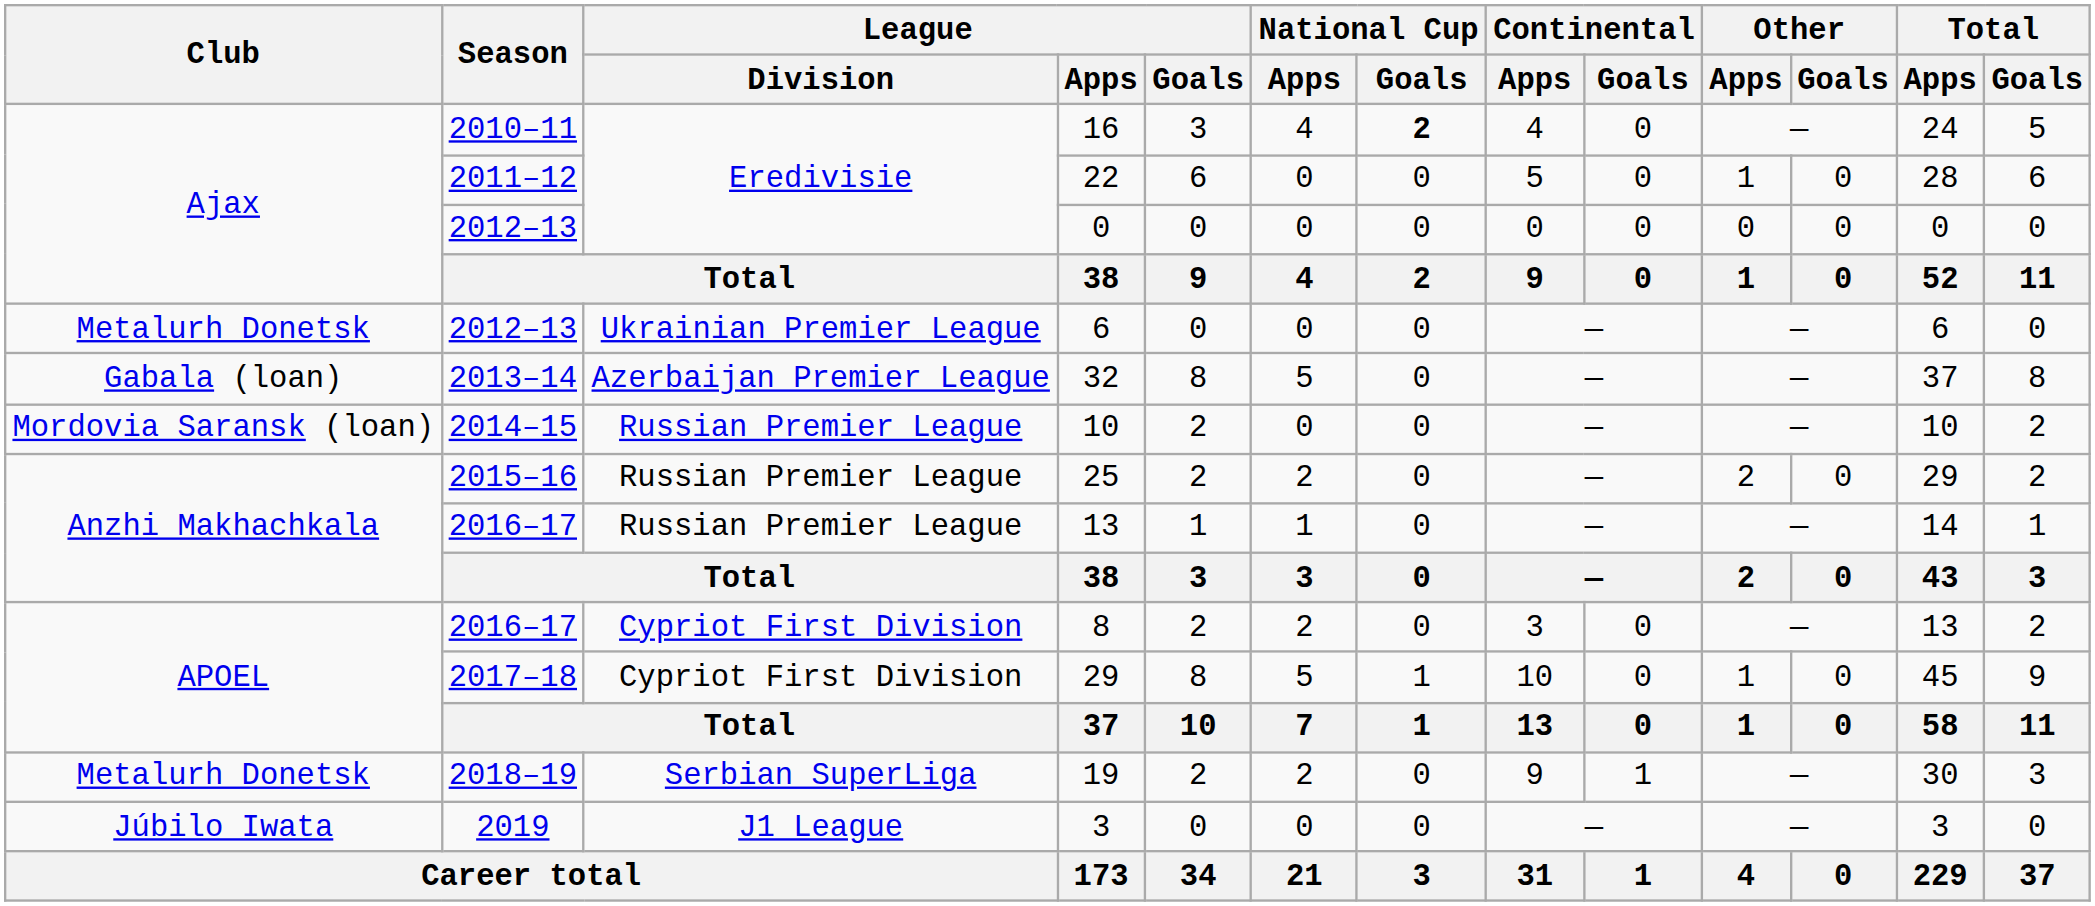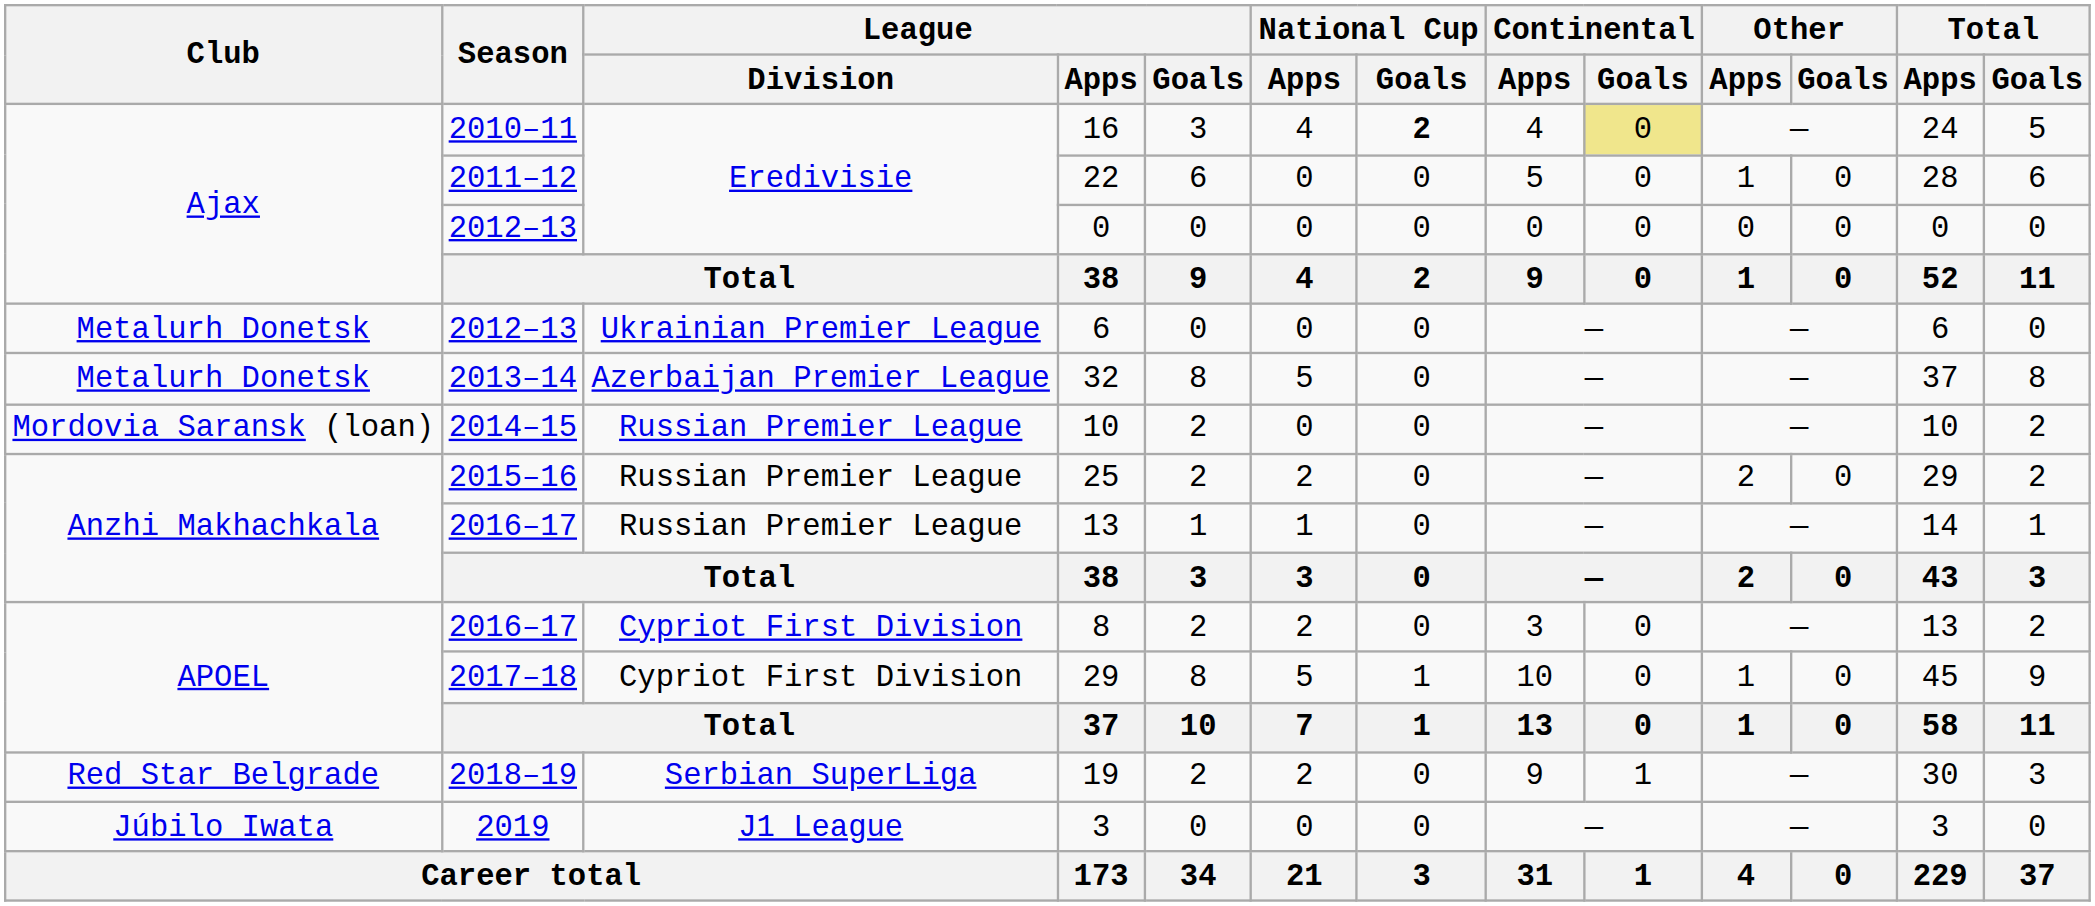(1643, 130) no background -> (1643, 130) khaki background
(223, 379) Gabala (loan) -> (223, 379) Metalurh Donetsk
(223, 777) Metalurh Donetsk -> (223, 777) Red Star Belgrade
